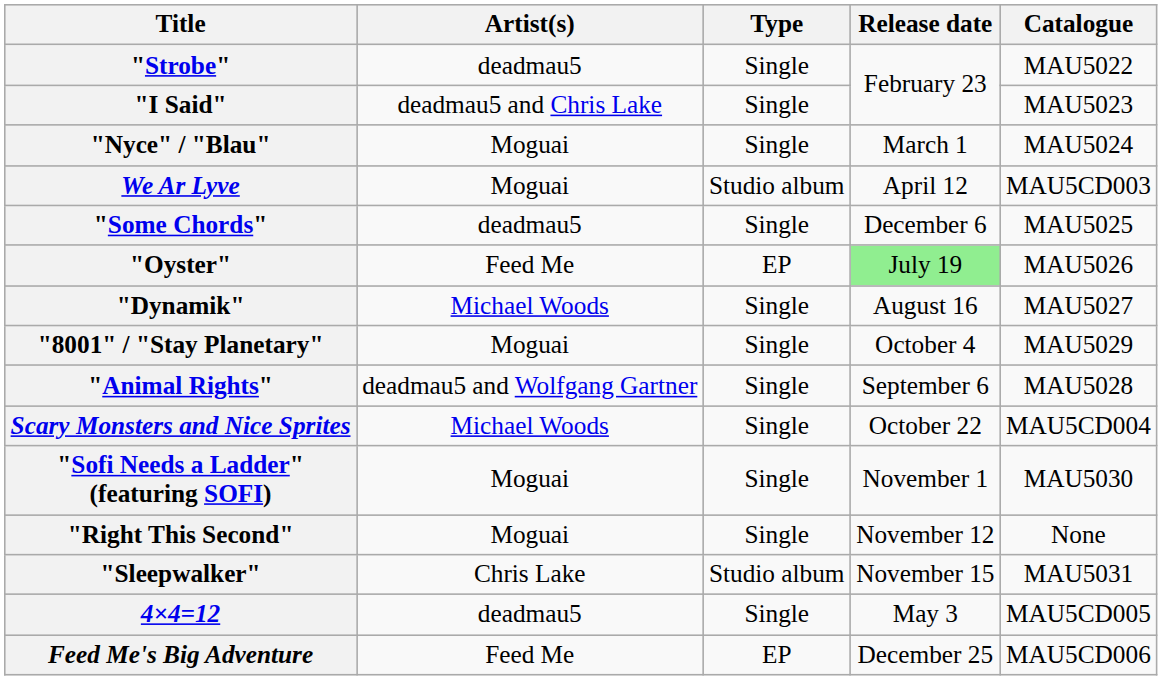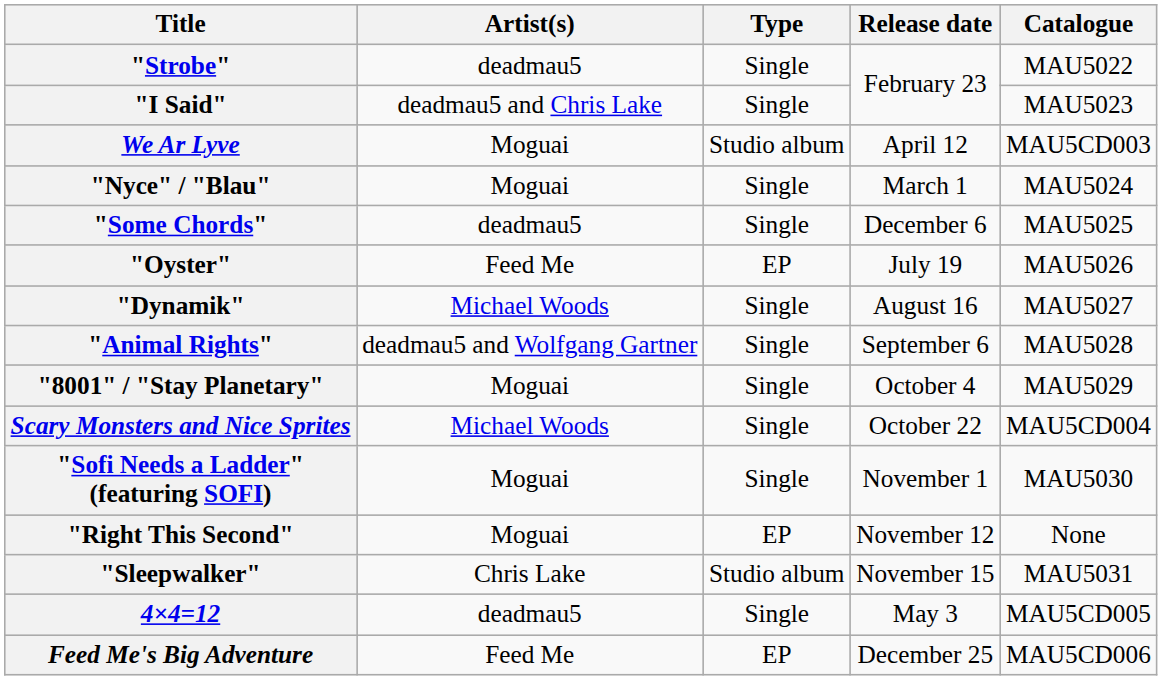rows swapped: (181, 144) <-> (181, 184)
(925, 265) lightgreen background -> (925, 265) no background
rows swapped: (181, 385) <-> (181, 345)
(777, 534) Single -> (777, 534) EP
